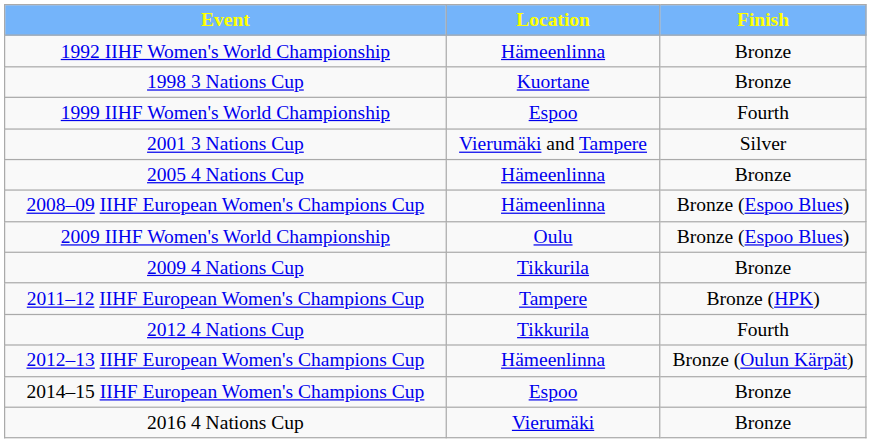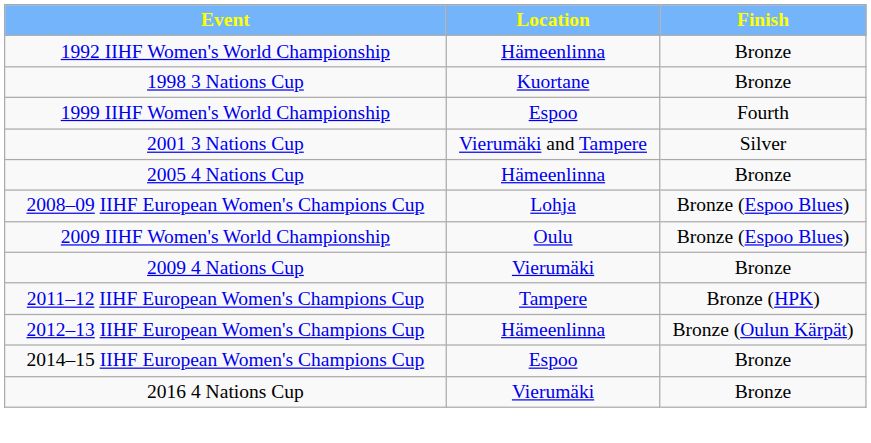(553, 205) Hämeenlinna -> (553, 205) Lohja
(553, 267) Tikkurila -> (553, 267) Vierumäki
- row: (225, 329)
